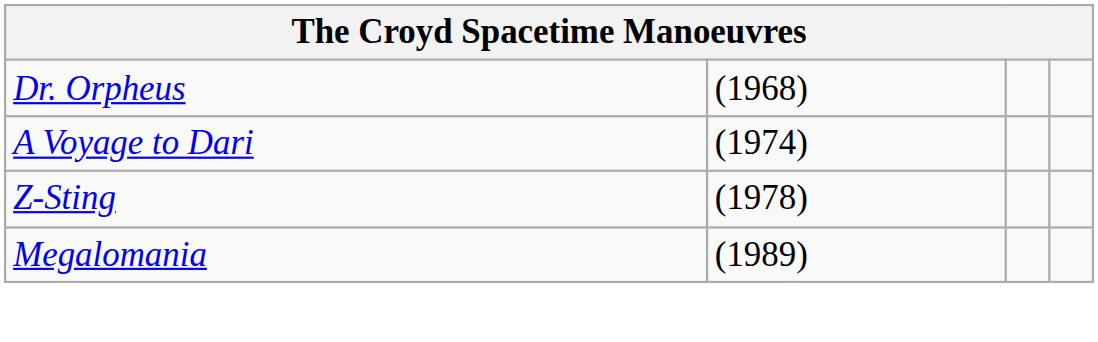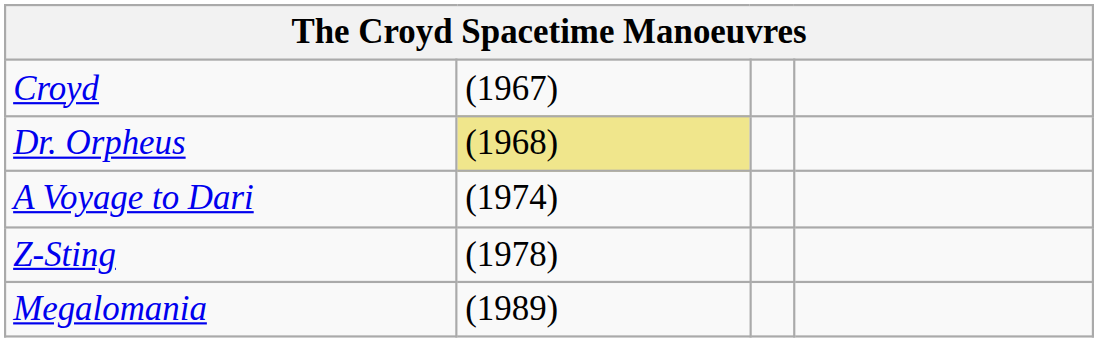+ row: (56, 87)
(761, 87) no background -> (512, 142) khaki background
